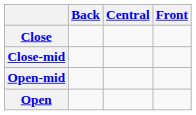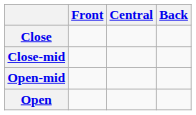columns swapped: (172, 15) <-> (86, 15)
